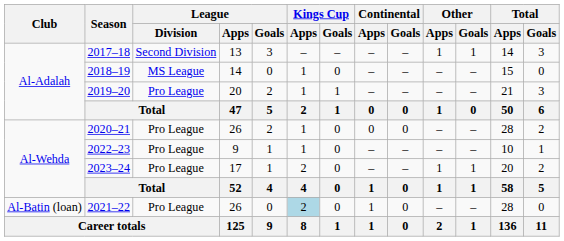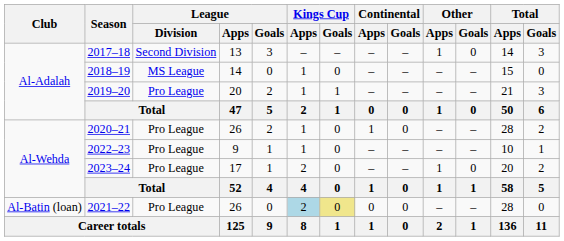(473, 52) 1 -> (473, 52) 0
(371, 129) 0 -> (371, 129) 1
(473, 168) 1 -> (473, 168) 0
(337, 206) no background -> (337, 206) khaki background
(371, 206) 1 -> (371, 206) 0
